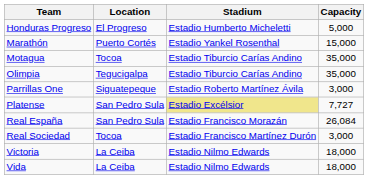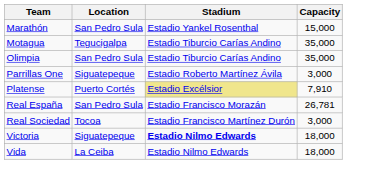- row: (49, 27)
(126, 43) Puerto Cortés -> (109, 27) San Pedro Sula
(109, 58) Tocoa -> (101, 43) Tegucigalpa
(122, 74) Tegucigalpa -> (109, 58) San Pedro Sula
(130, 105) San Pedro Sula -> (105, 89) Puerto Cortés
(341, 105) 7,727 -> (320, 89) 7,910
(341, 120) 26,084 -> (320, 105) 26,781
(115, 151) La Ceiba -> (105, 136) Siguatepeque
(219, 151) normal -> (202, 136) bold
